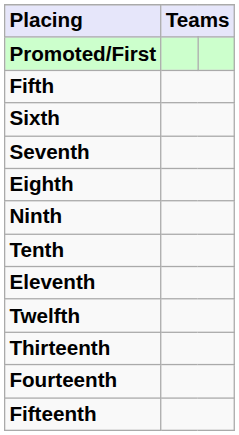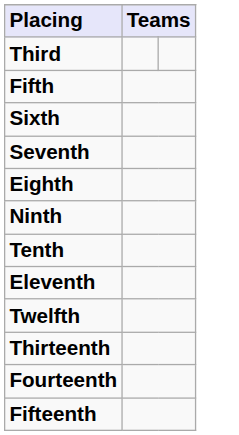- row: (83, 53)
+ row: (35, 53)
